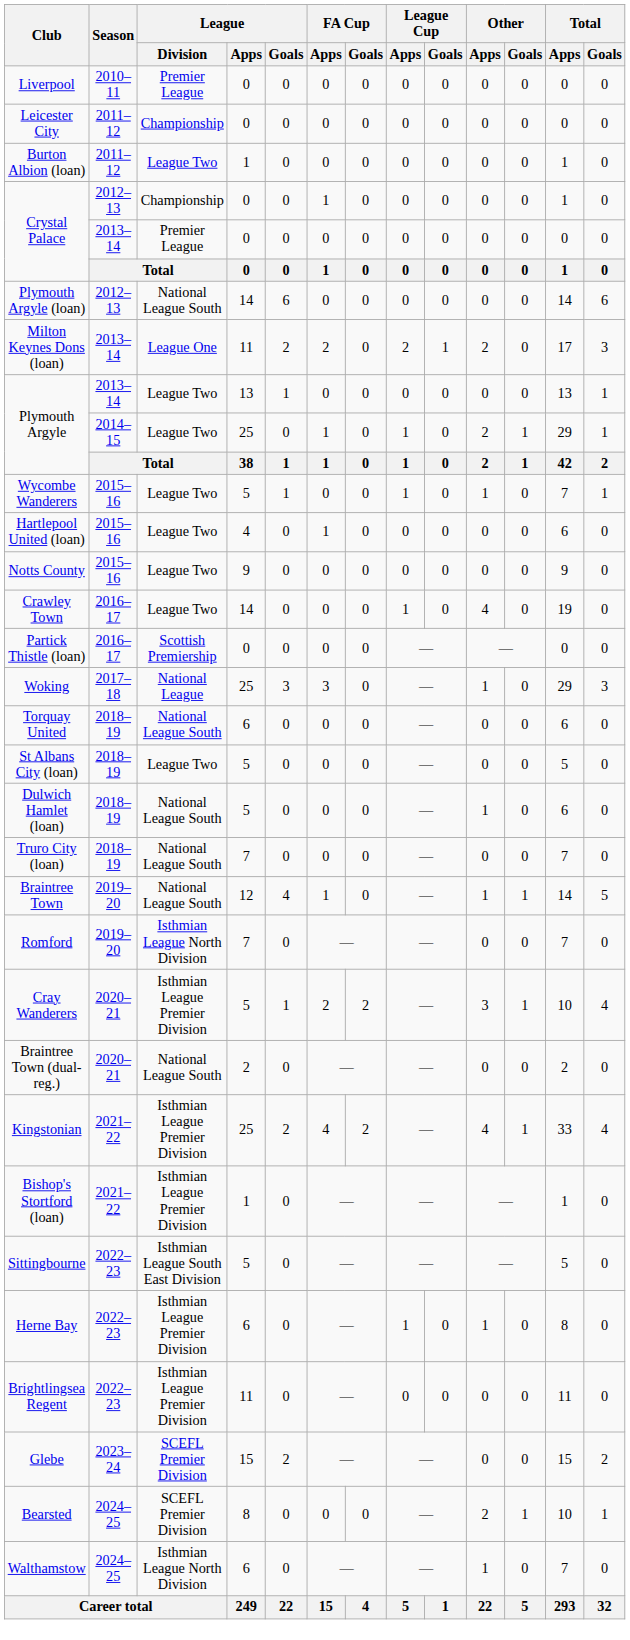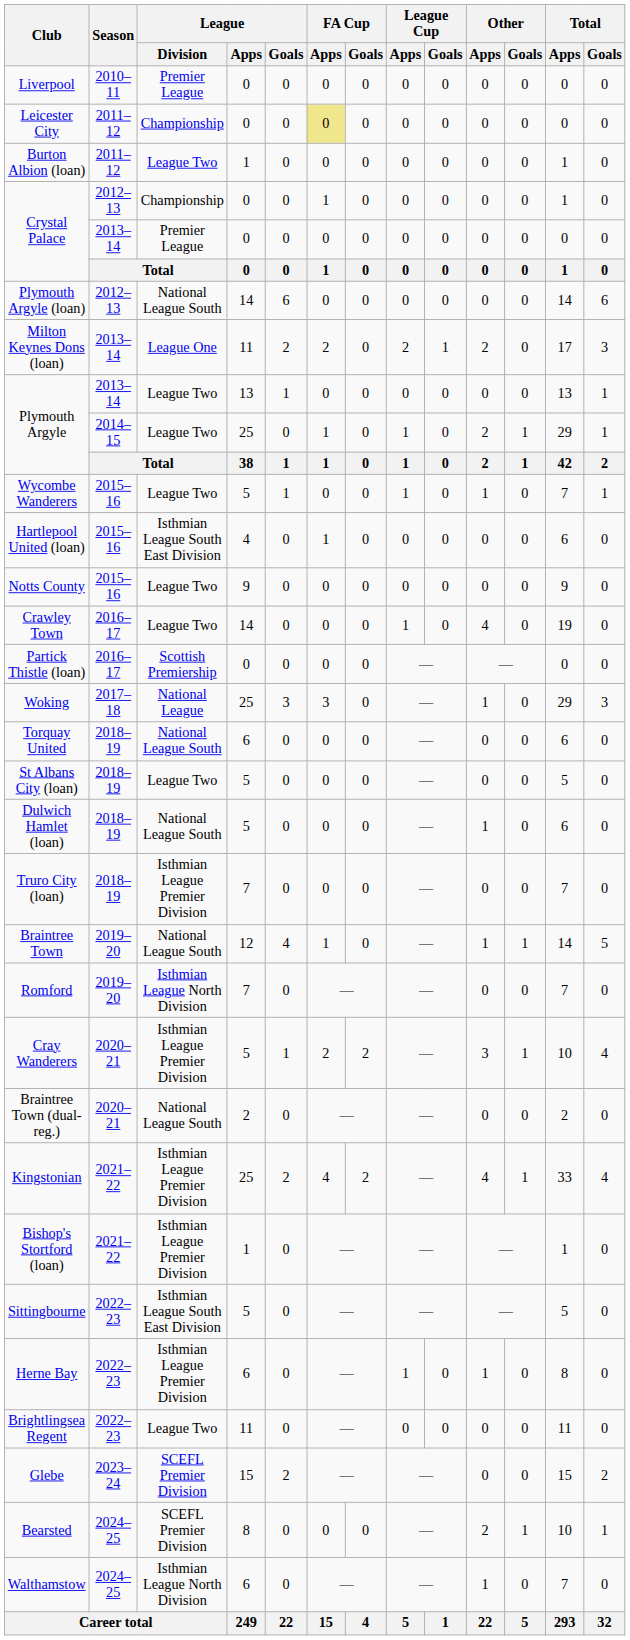(326, 123) no background -> (326, 123) khaki background
(182, 532) League Two -> (182, 540) Isthmian League South East Division
(182, 857) National League South -> (182, 889) Isthmian League Premier Division
(182, 1396) Isthmian League Premier Division -> (182, 1428) League Two
